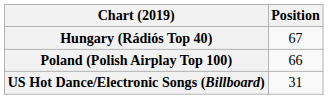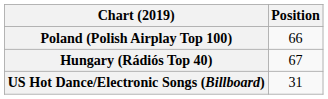rows swapped: (136, 37) <-> (136, 60)
